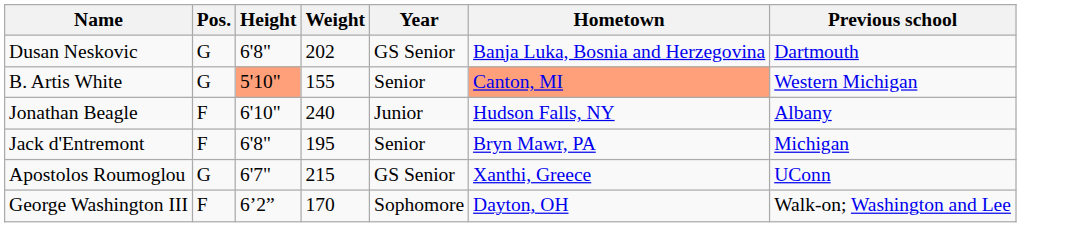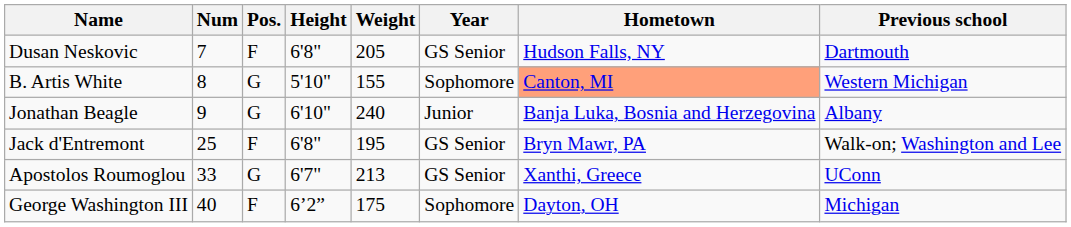+ column: (217, 19)
(204, 50) G -> (253, 50) F
(320, 50) 202 -> (370, 50) 205
(619, 50) Banja Luka, Bosnia and Herzegovina -> (594, 50) Hudson Falls, NY
(260, 81) lightsalmon background -> (311, 81) no background
(400, 81) Senior -> (469, 81) Sophomore
(202, 112) F -> (254, 112) G
(544, 112) Hudson Falls, NY -> (669, 112) Banja Luka, Bosnia and Herzegovina
(400, 143) Senior -> (465, 143) GS Senior
(812, 143) Michigan -> (943, 143) Walk-on; Washington and Lee
(320, 174) 215 -> (370, 174) 213
(320, 205) 170 -> (370, 205) 175
(893, 205) Walk-on; Washington and Lee -> (862, 205) Michigan
